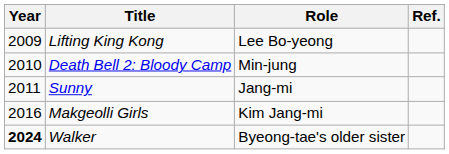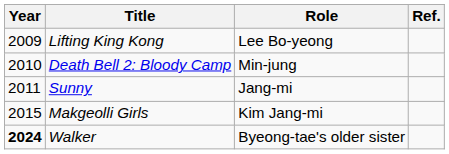(25, 112) 2016 -> (25, 112) 2015
